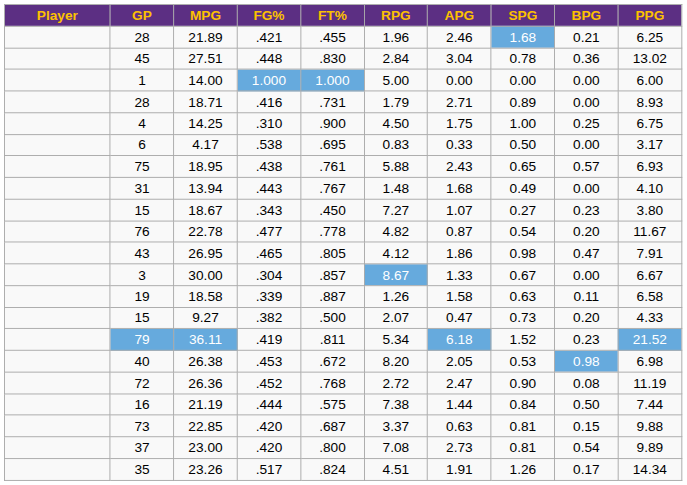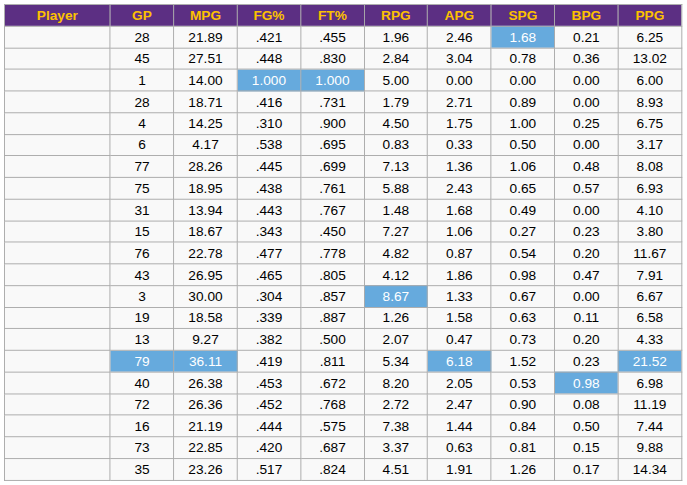+ row: (205, 167)
(459, 210) 1.07 -> (459, 232) 1.06
(142, 318) 15 -> (142, 340) 13
- row: (205, 448)
